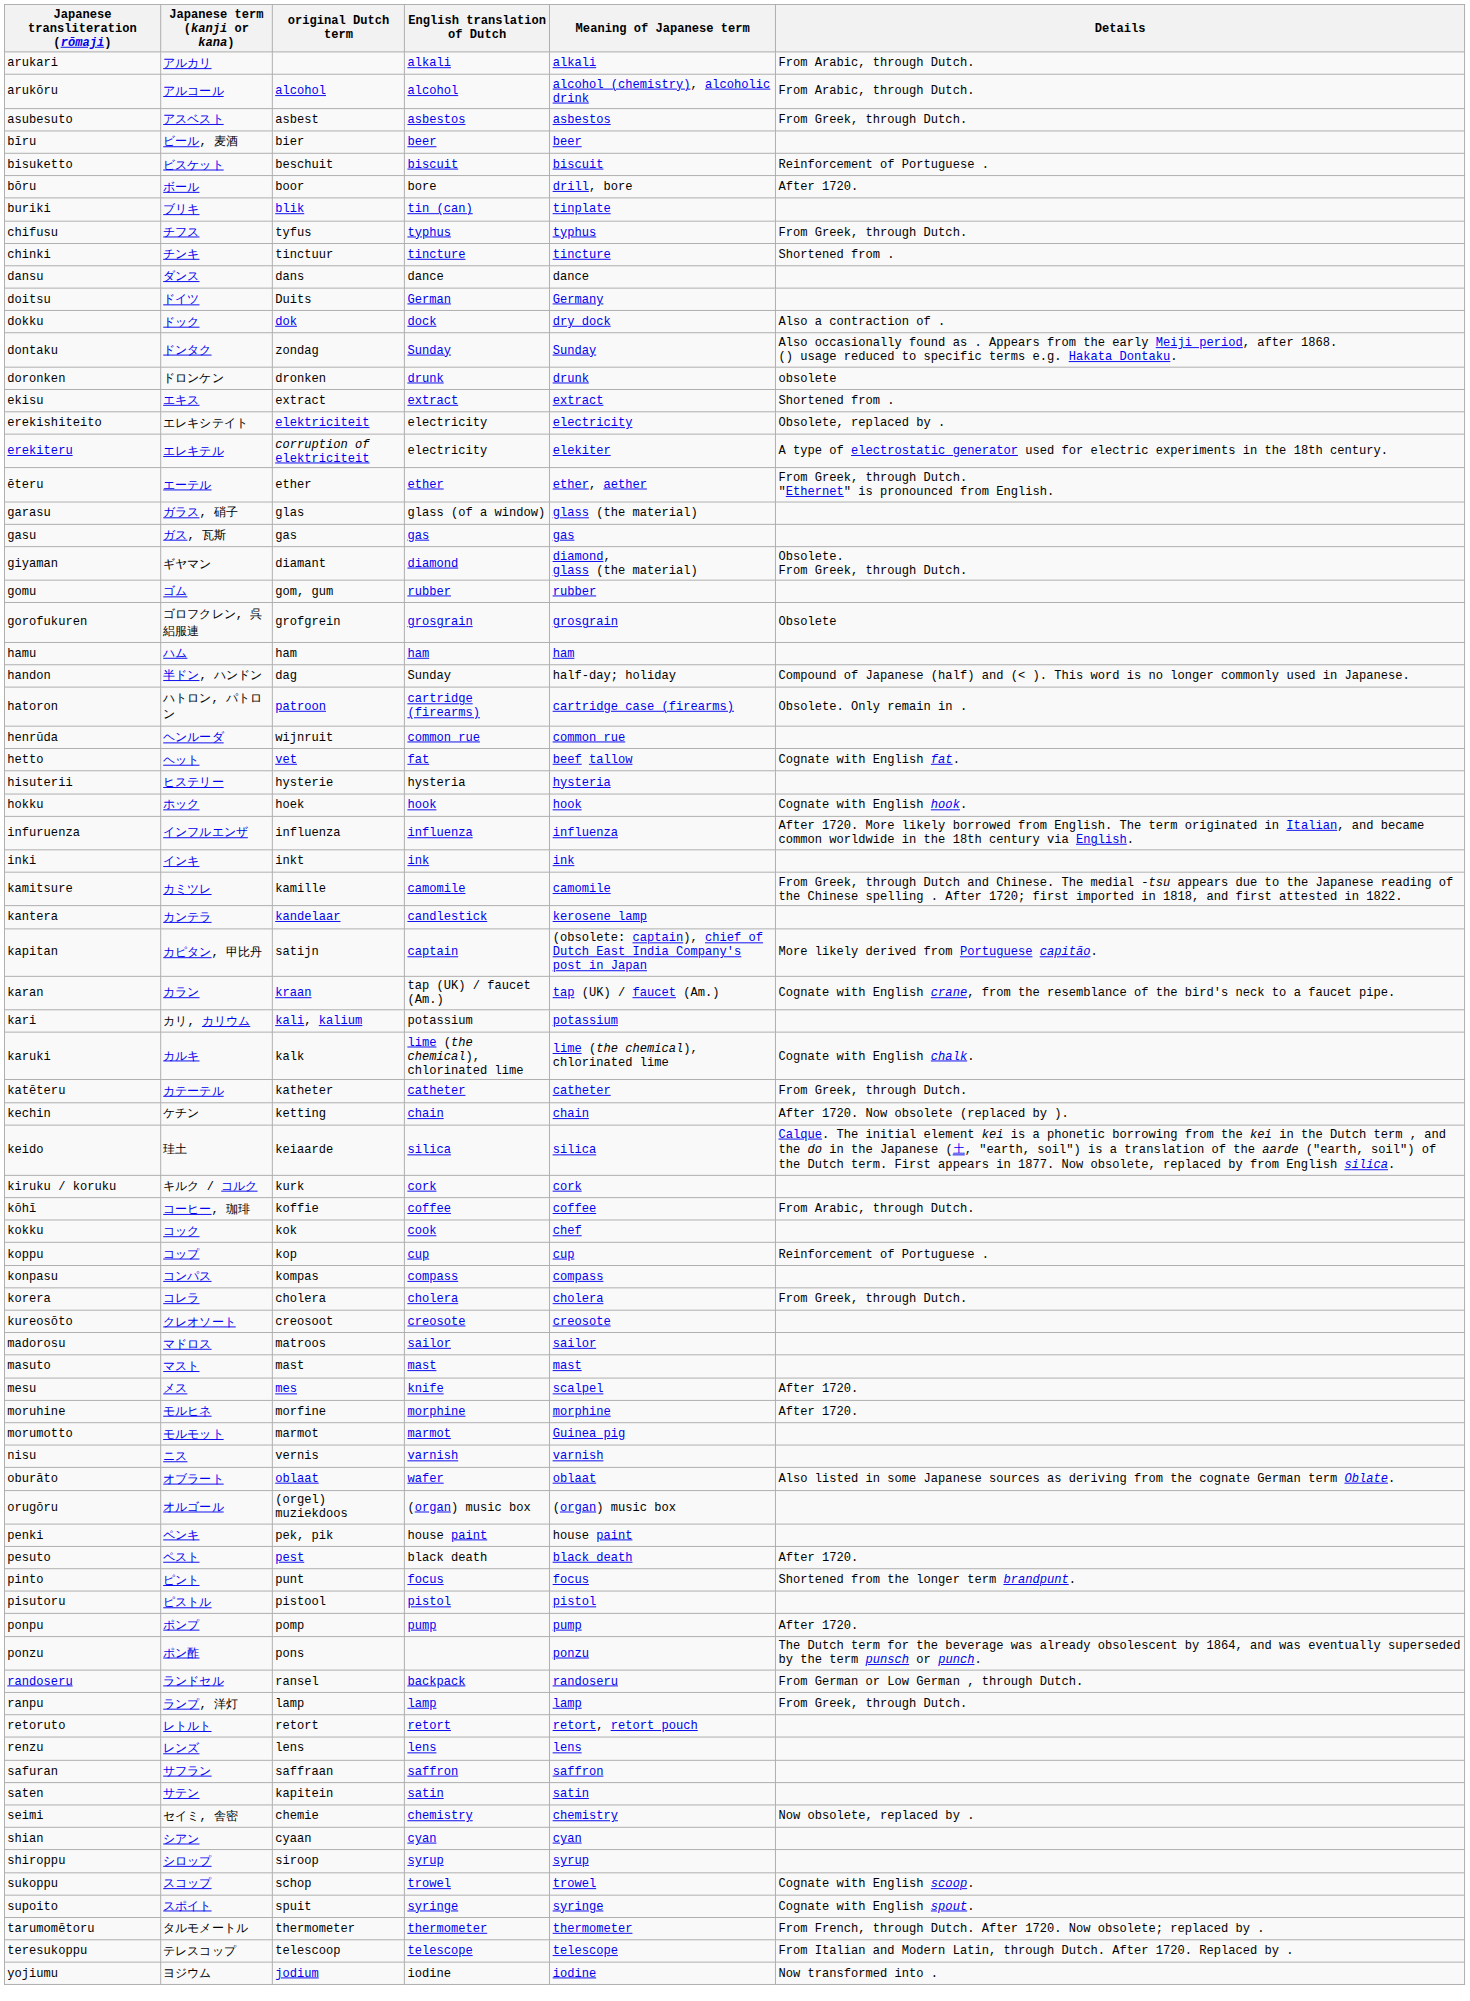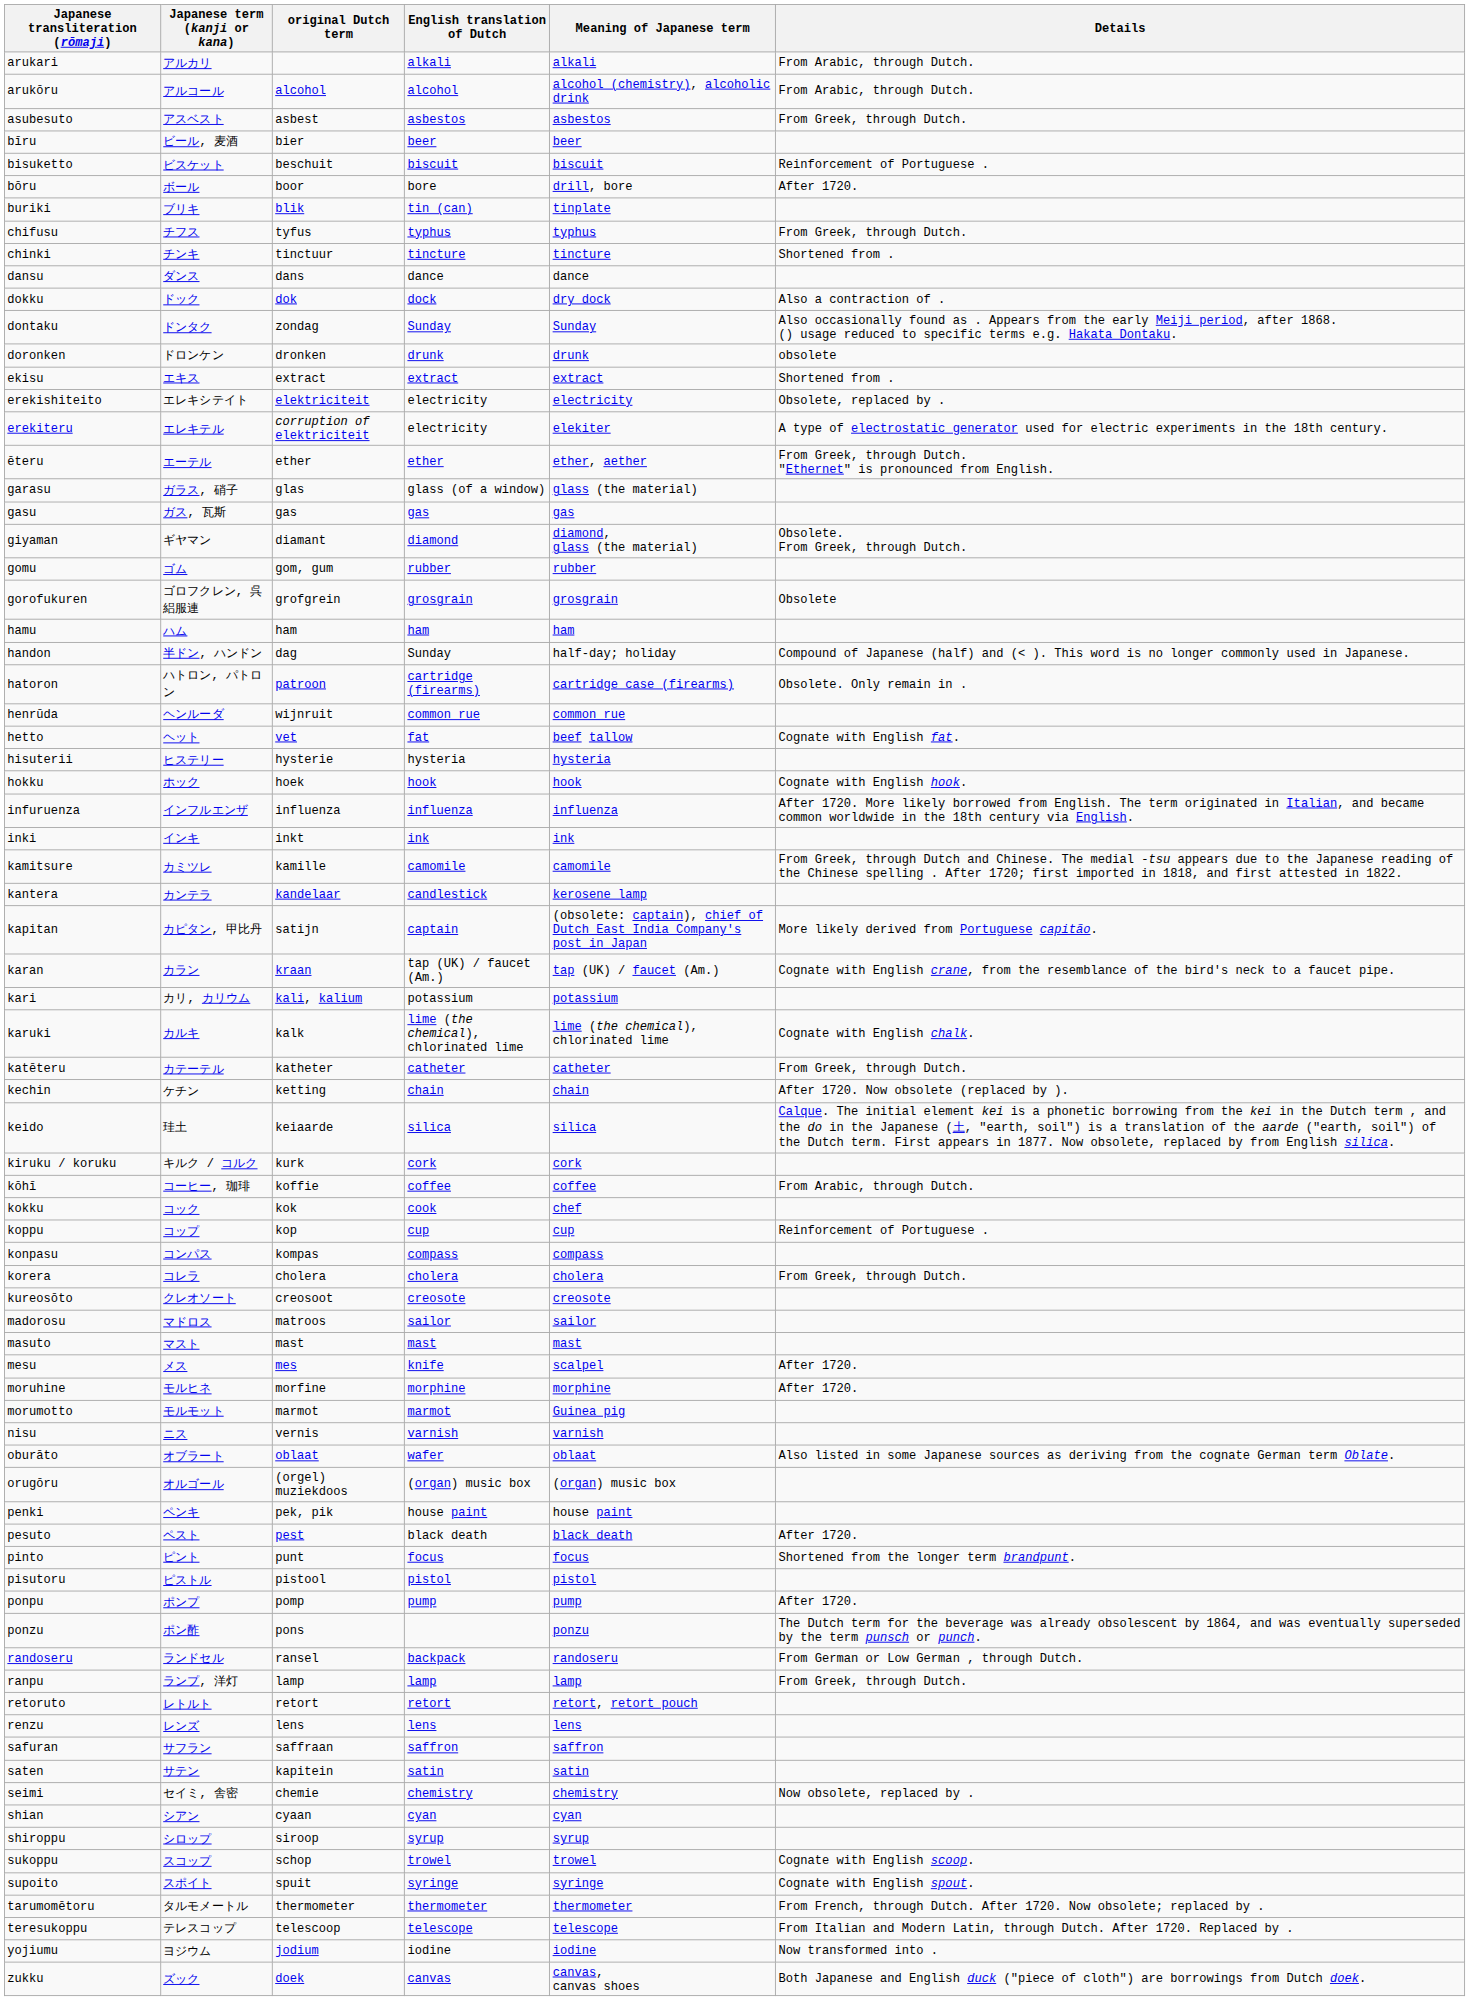- row: (29, 299)
+ row: (25, 1979)
